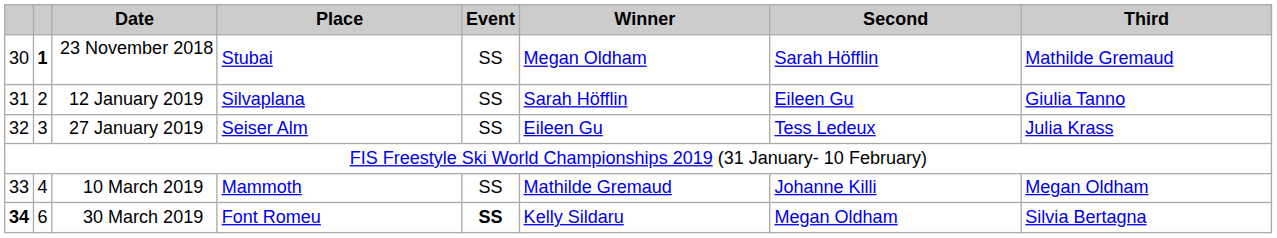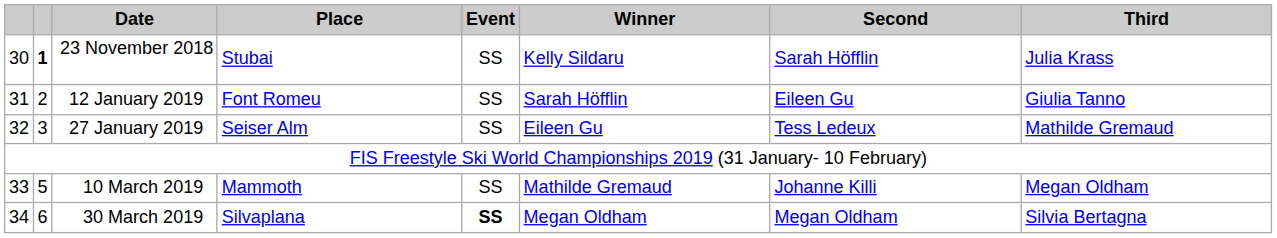(585, 58) Megan Oldham -> (574, 58) Kelly Sildaru
(1099, 58) Mathilde Gremaud -> (1069, 58) Julia Krass
(263, 98) Silvaplana -> (271, 98) Font Romeu
(1069, 128) Julia Krass -> (1099, 128) Mathilde Gremaud
(42, 187) 4 -> (42, 187) 5
(19, 216) bold -> (19, 216) normal
(271, 216) Font Romeu -> (263, 216) Silvaplana
(574, 216) Kelly Sildaru -> (585, 216) Megan Oldham
